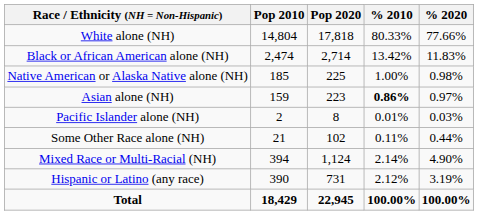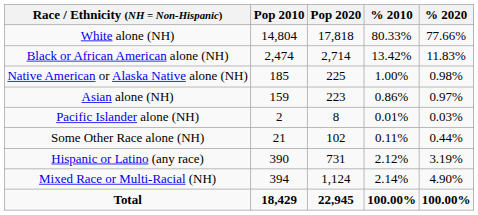(392, 96) bold -> (392, 96) normal
rows swapped: (128, 158) <-> (128, 179)
